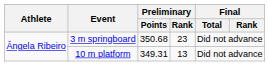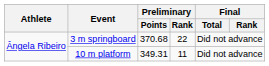(154, 40) 350.68 -> (154, 40) 370.68
(182, 40) 23 -> (182, 40) 22
(182, 54) 13 -> (182, 54) 11
